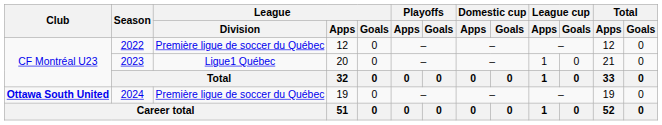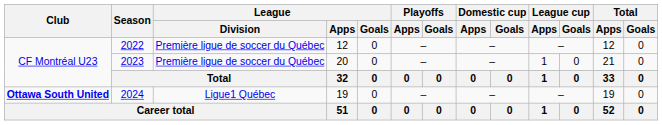(240, 62) Ligue1 Québec -> (240, 62) Première ligue de soccer du Québec
(240, 95) Première ligue de soccer du Québec -> (240, 95) Ligue1 Québec
